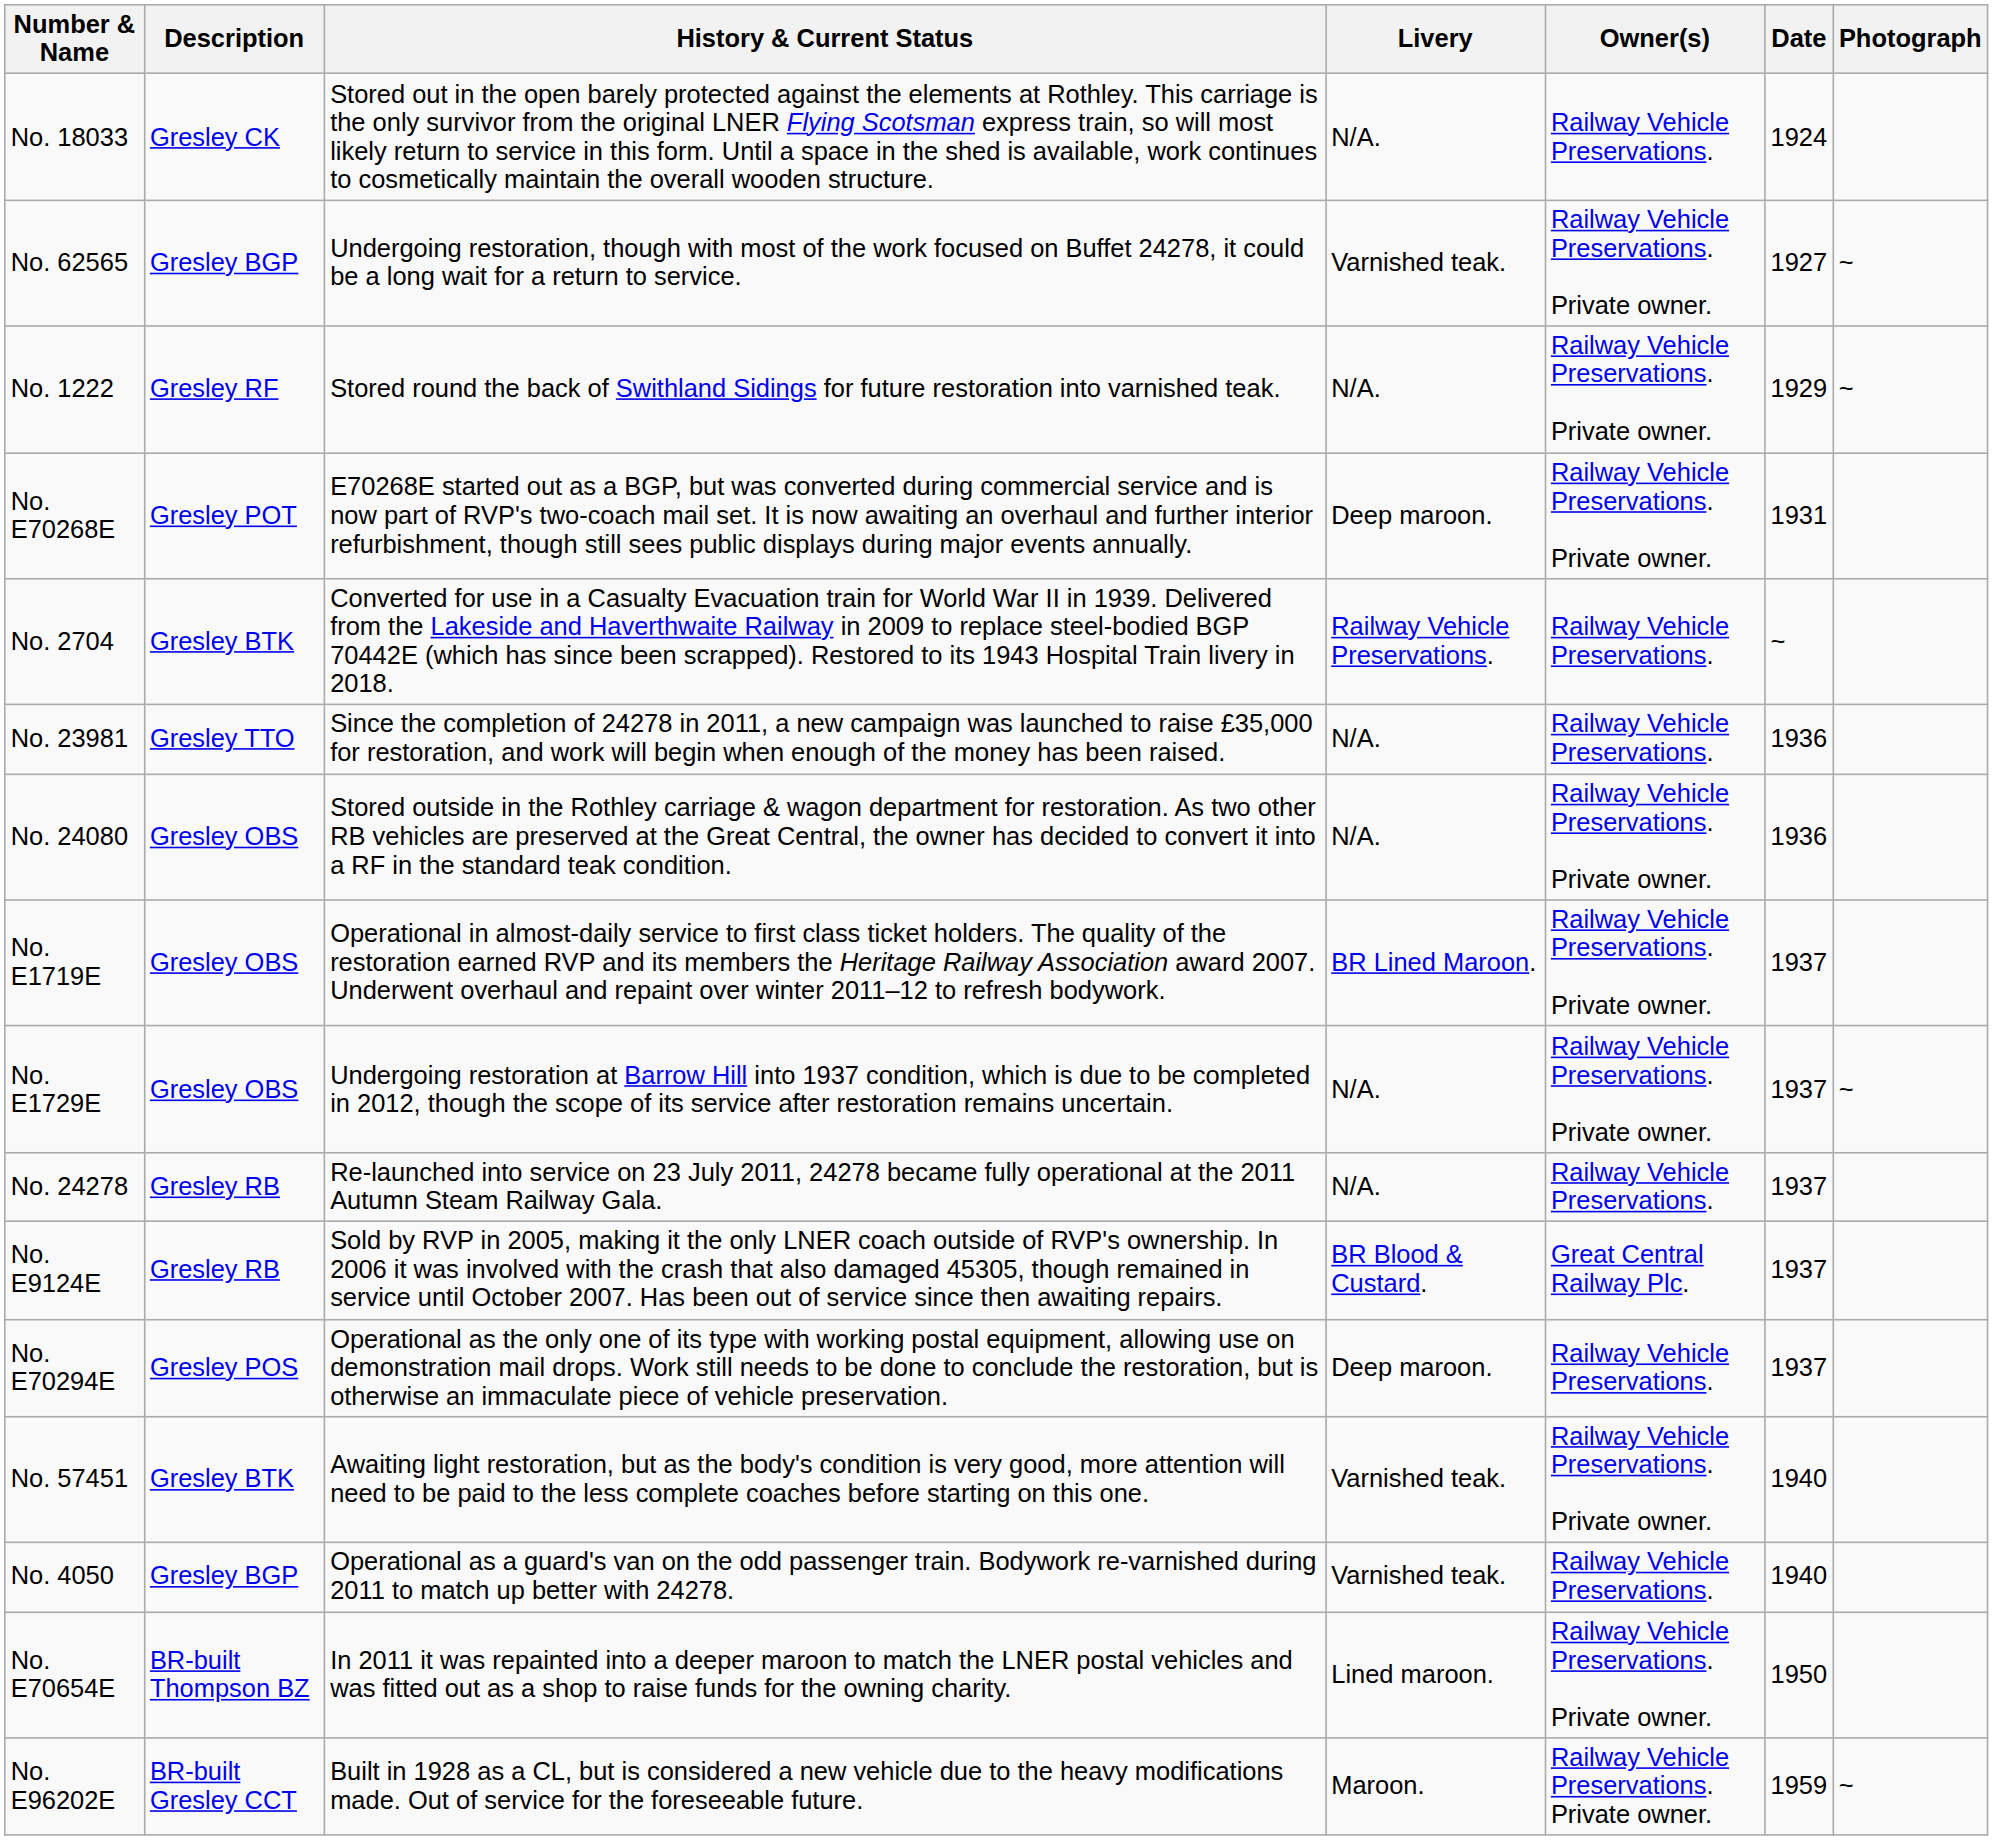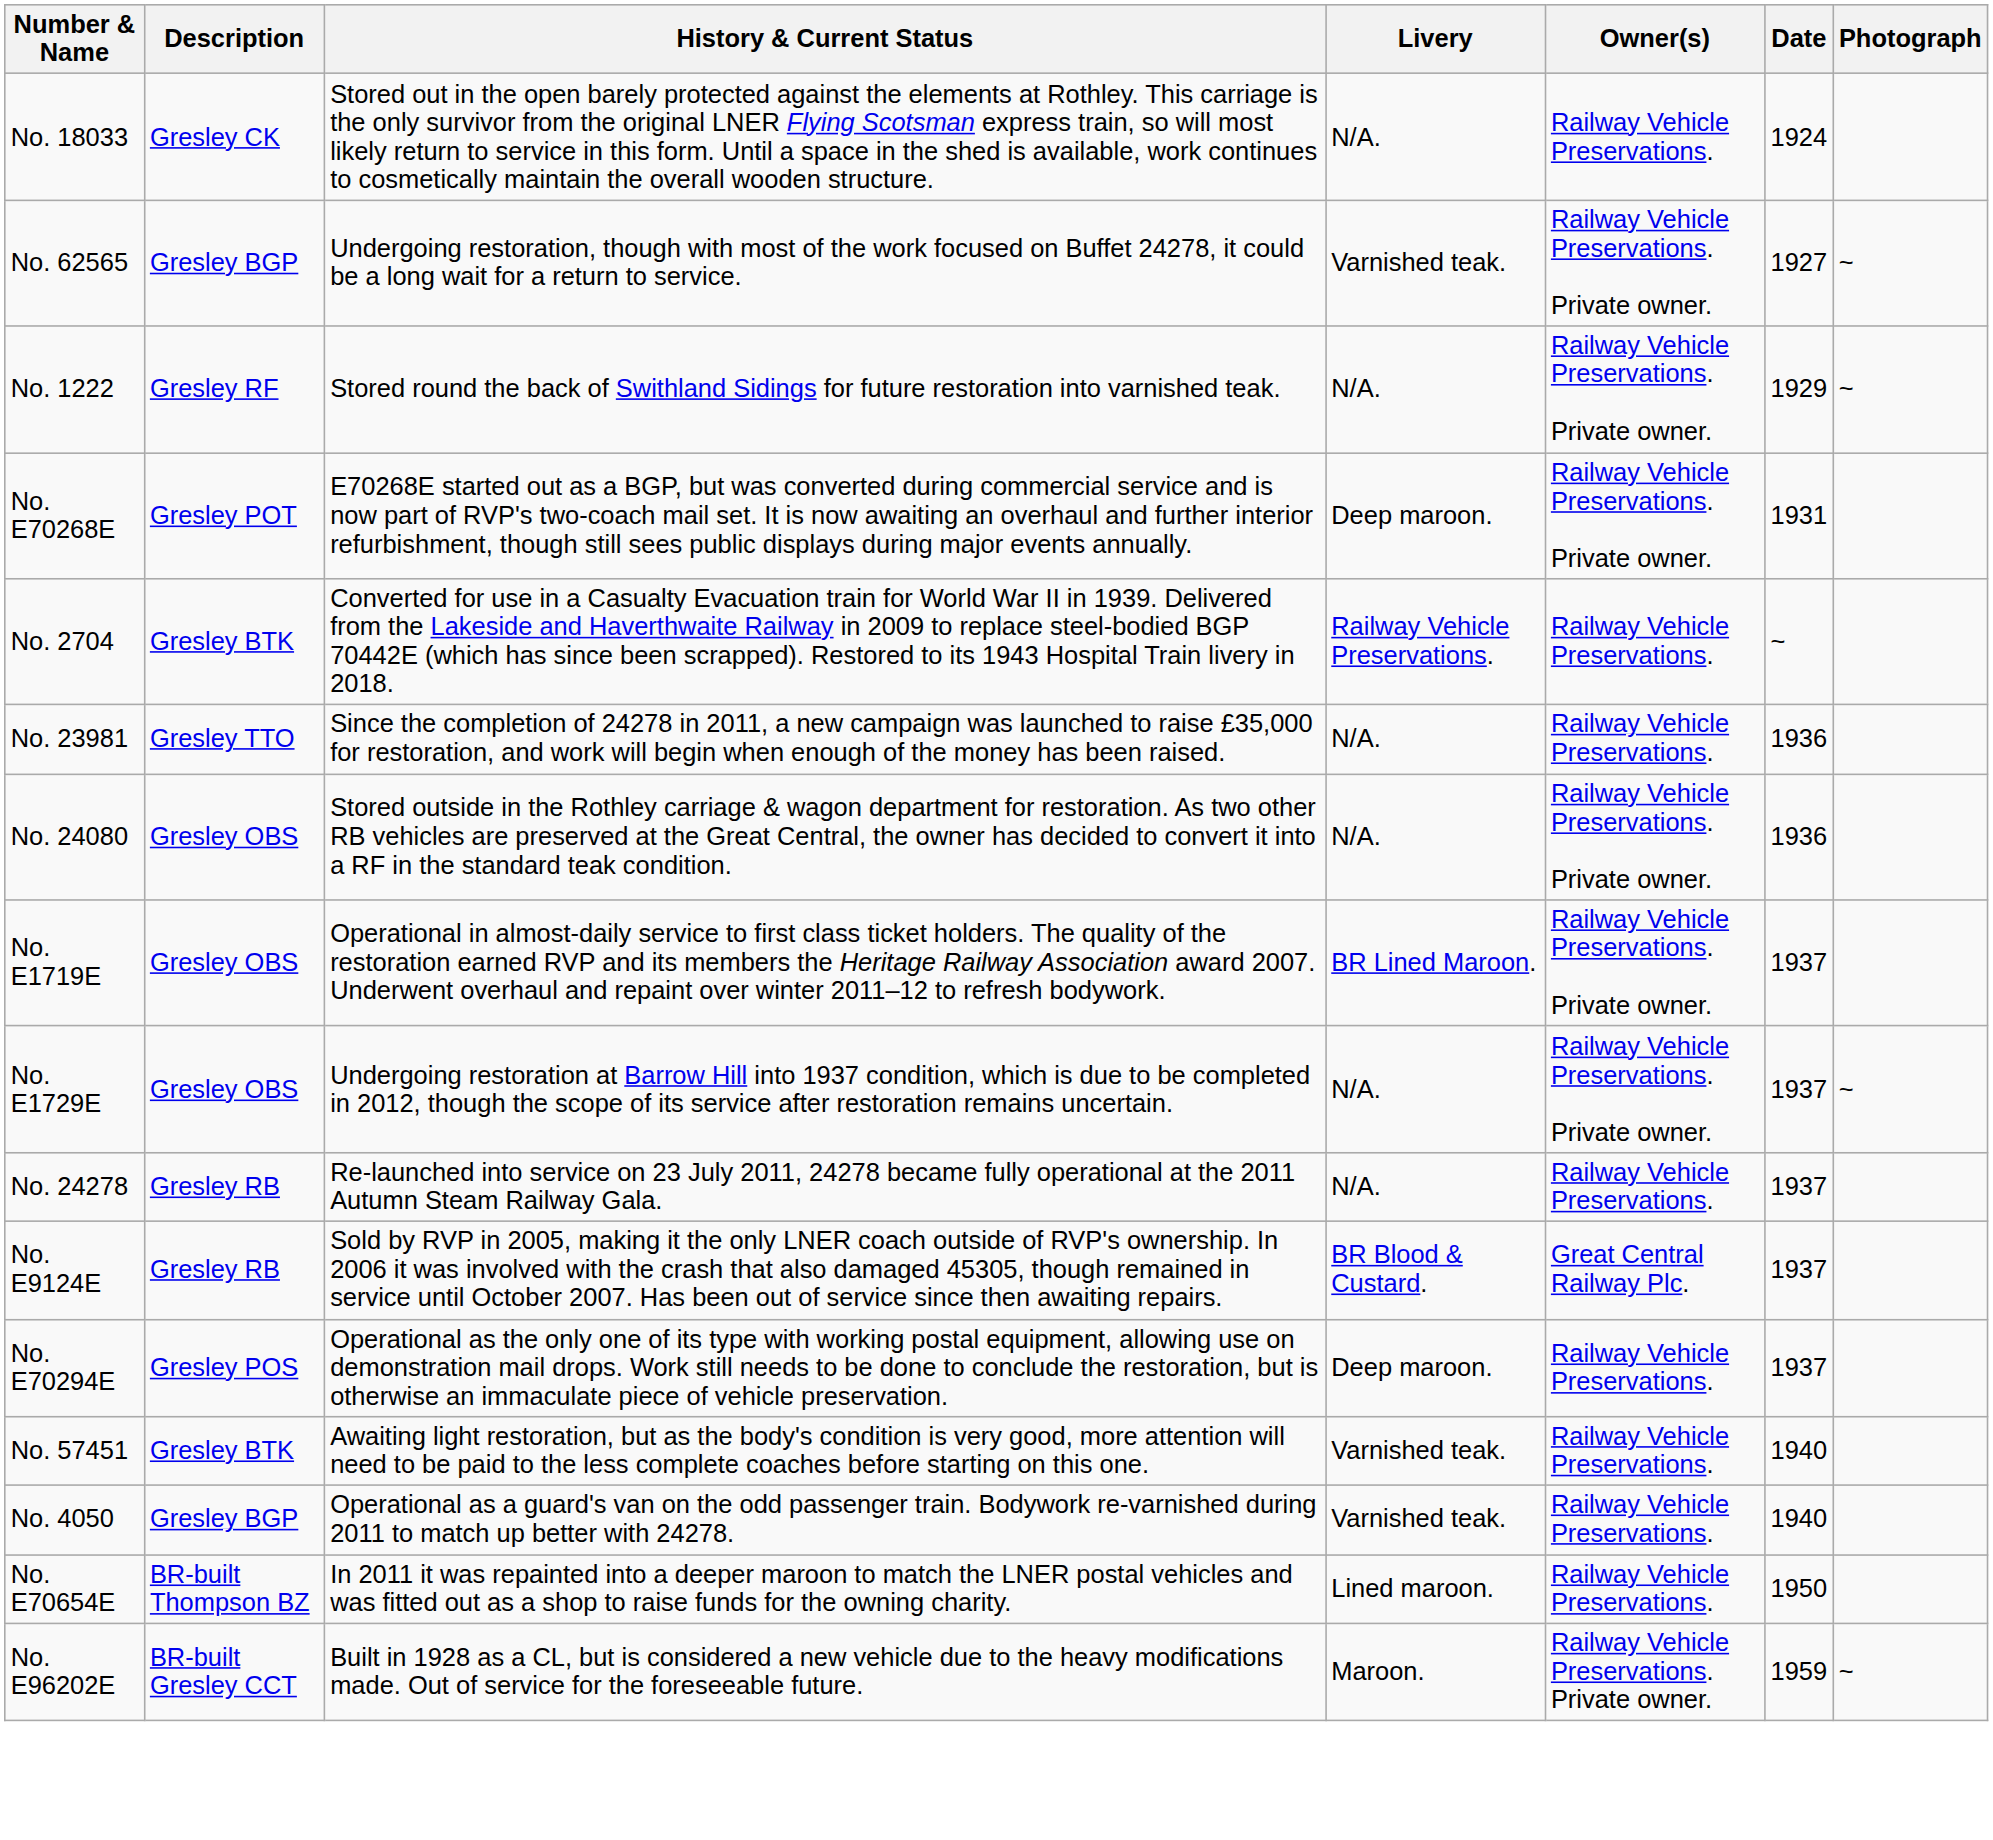(1640, 1479) Railway Vehicle Preservations. Private owner. -> (1640, 1450) Railway Vehicle Preservations.
(1640, 1674) Railway Vehicle Preservations. Private owner. -> (1640, 1588) Railway Vehicle Preservations.
